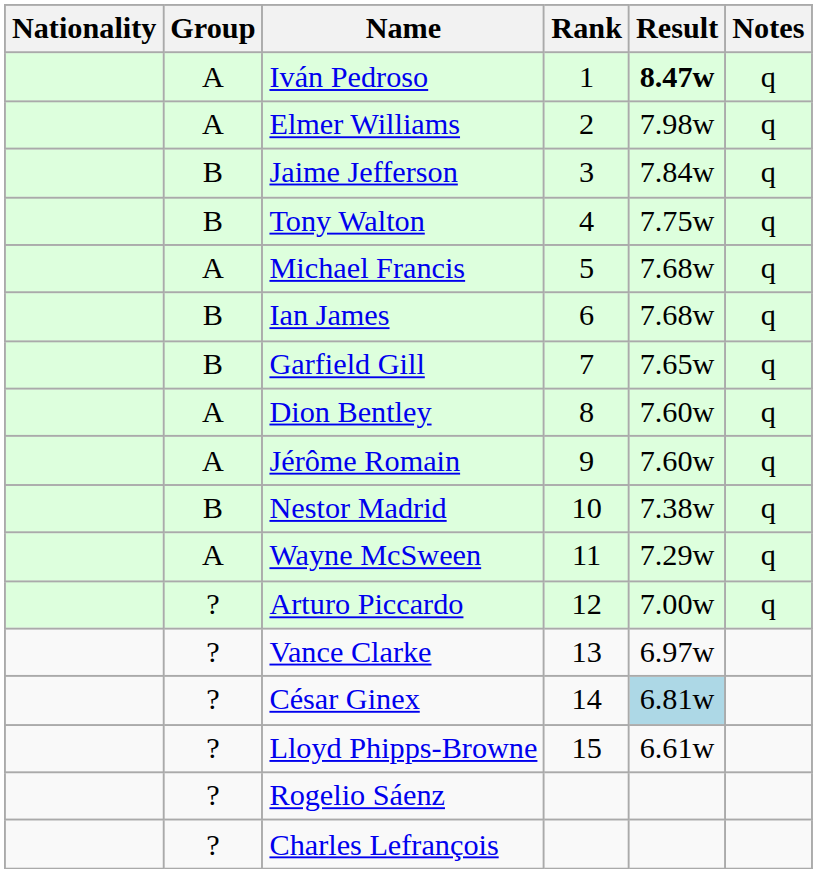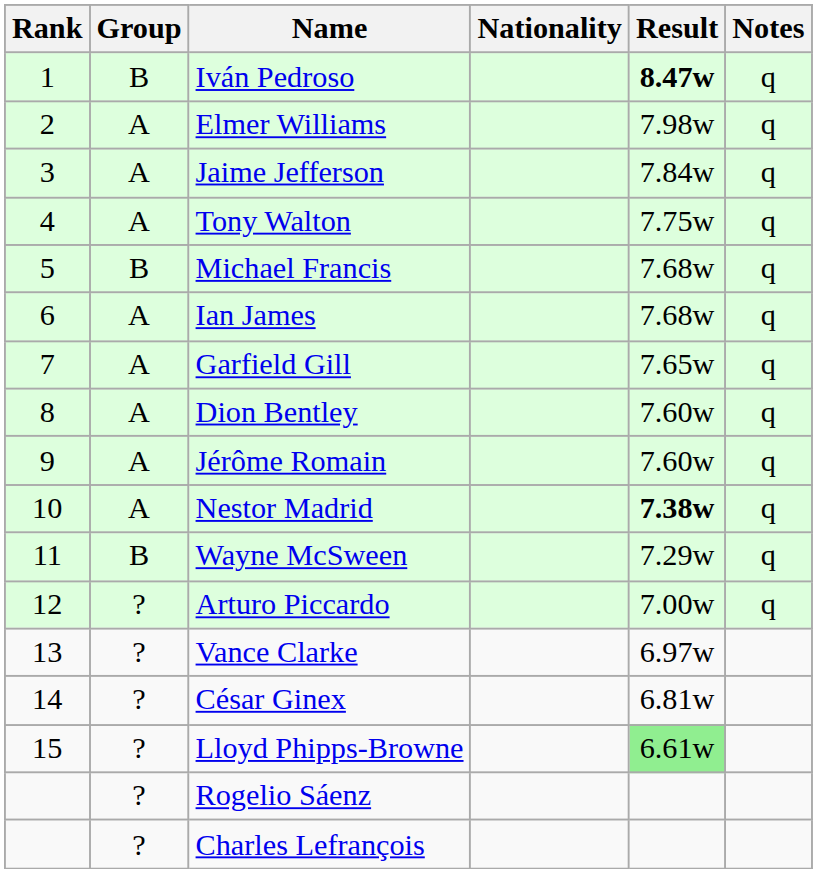columns swapped: (587, 28) <-> (84, 28)
(213, 76) A -> (139, 76) B
(213, 172) B -> (139, 172) A
(213, 220) B -> (139, 220) A
(213, 268) A -> (139, 268) B
(213, 316) B -> (139, 316) A
(213, 364) B -> (139, 364) A
(213, 508) B -> (139, 508) A
(677, 508) normal -> (677, 508) bold
(213, 556) A -> (139, 556) B
(677, 699) lightblue background -> (677, 699) no background
(677, 747) no background -> (677, 747) lightgreen background
